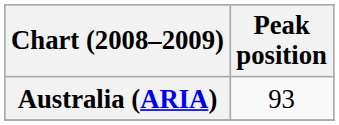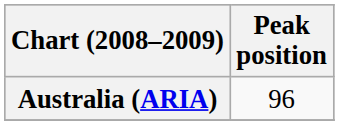(282, 98) 93 -> (282, 98) 96
